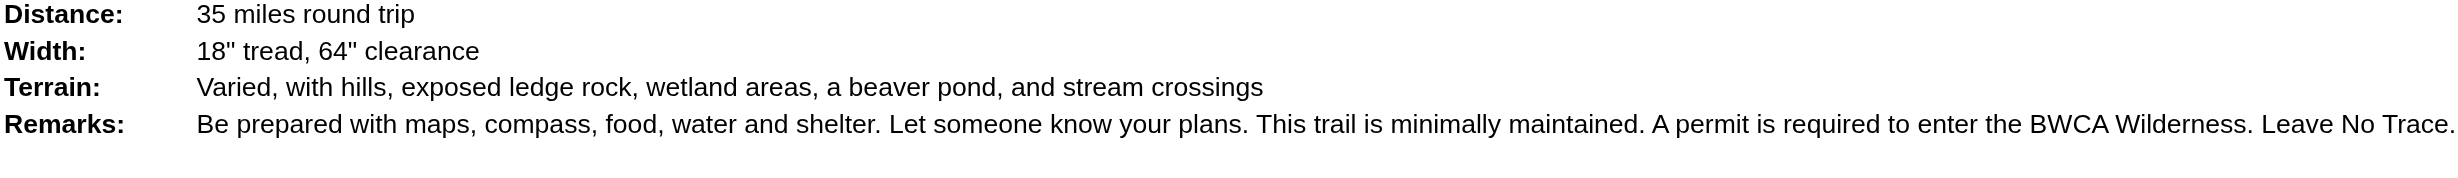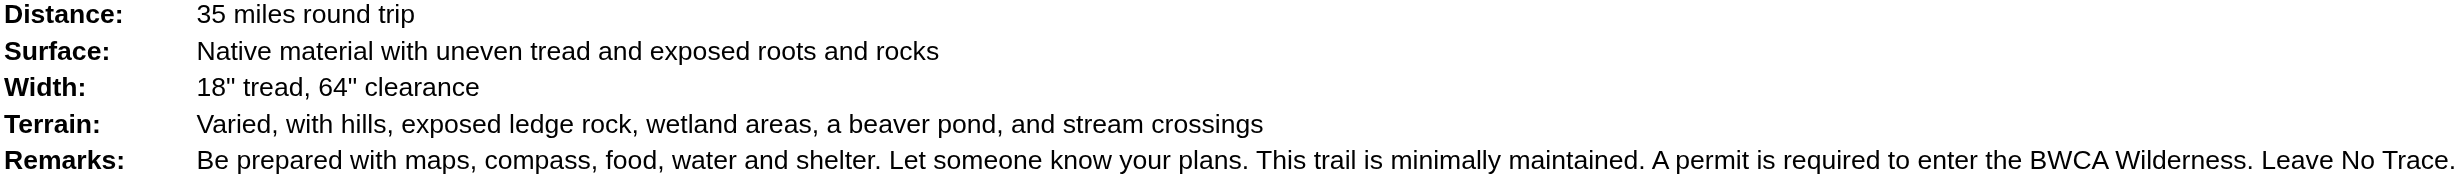+ row: (57, 51)
